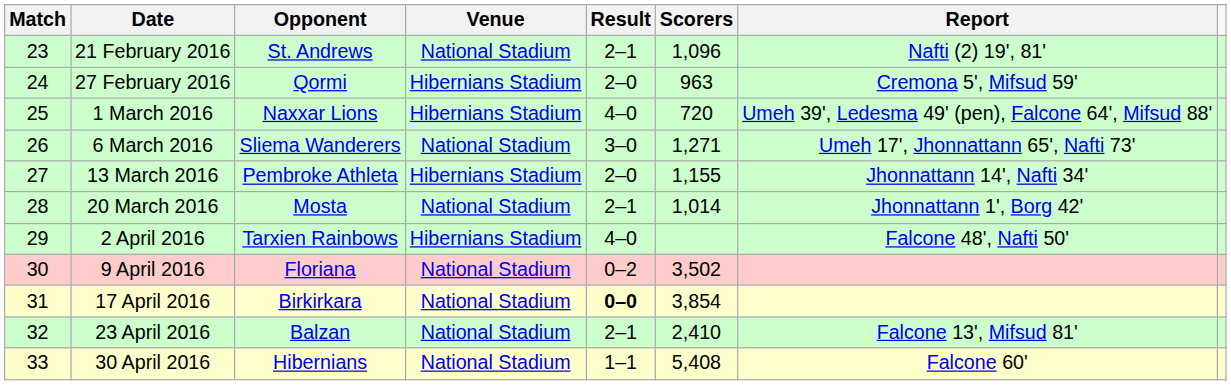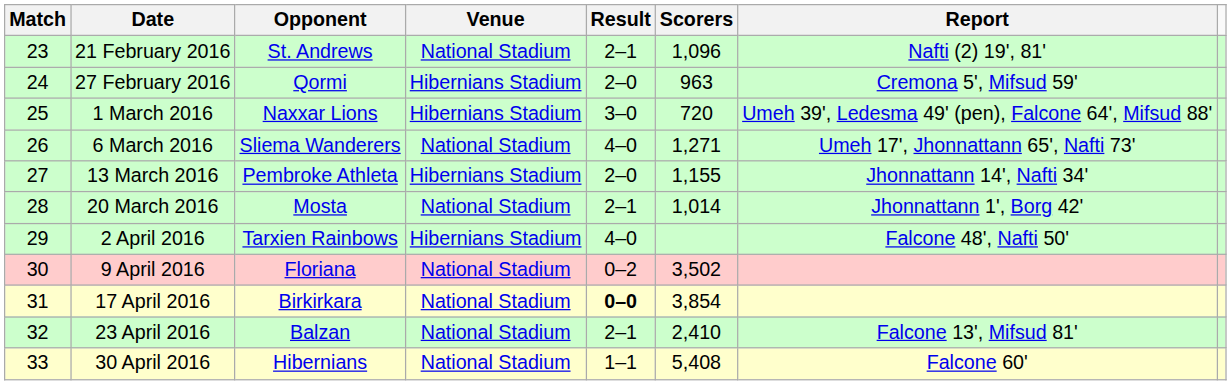(621, 113) 4–0 -> (621, 113) 3–0
(621, 144) 3–0 -> (621, 144) 4–0
